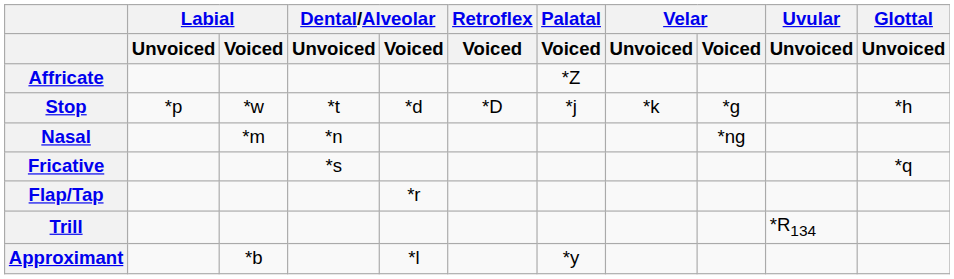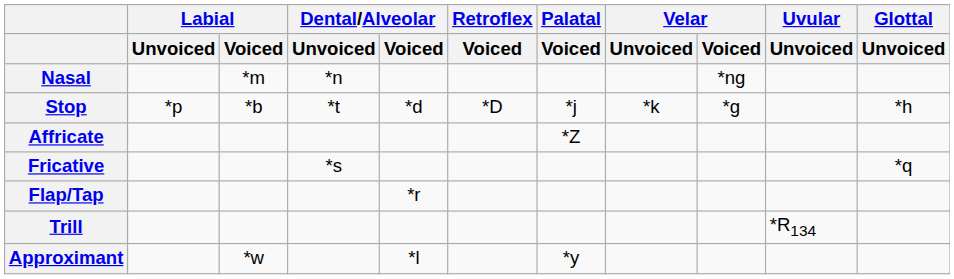rows swapped: (66, 136) <-> (66, 78)
(254, 107) *w -> (254, 107) *b
(254, 258) *b -> (254, 258) *w
